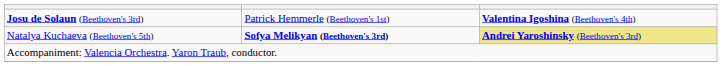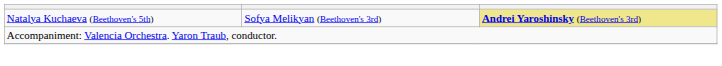- row: (75, 18)
(316, 35) bold -> (313, 18) normal
